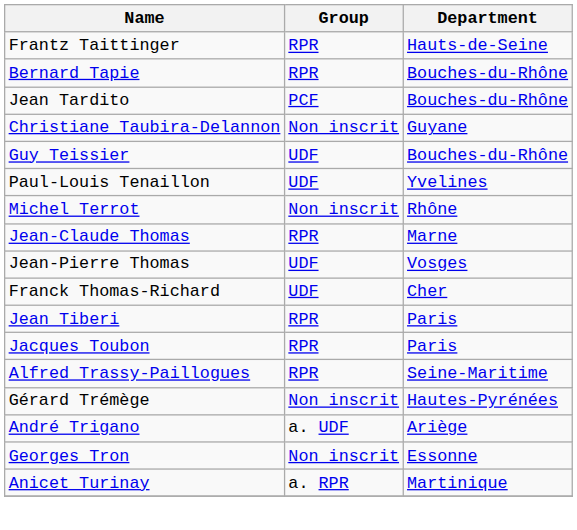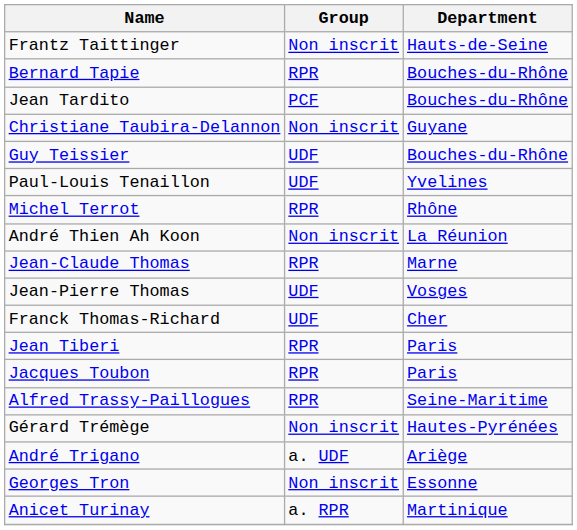(303, 46) RPR -> (344, 46) Non inscrit
(344, 210) Non inscrit -> (303, 210) RPR
+ row: (104, 237)
